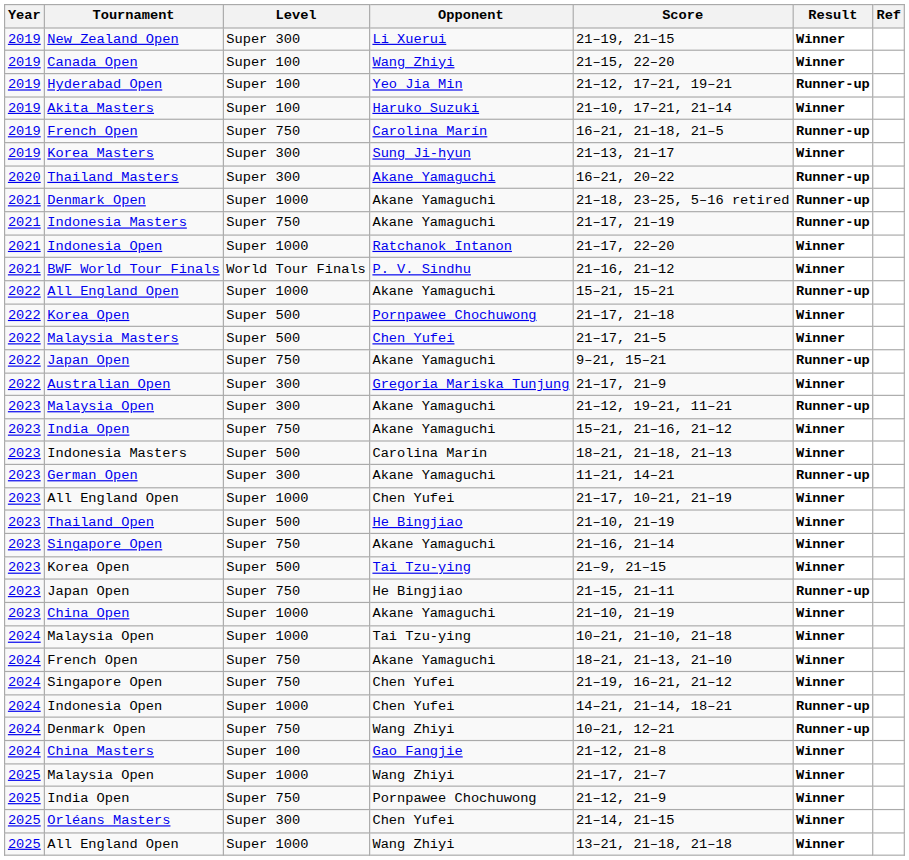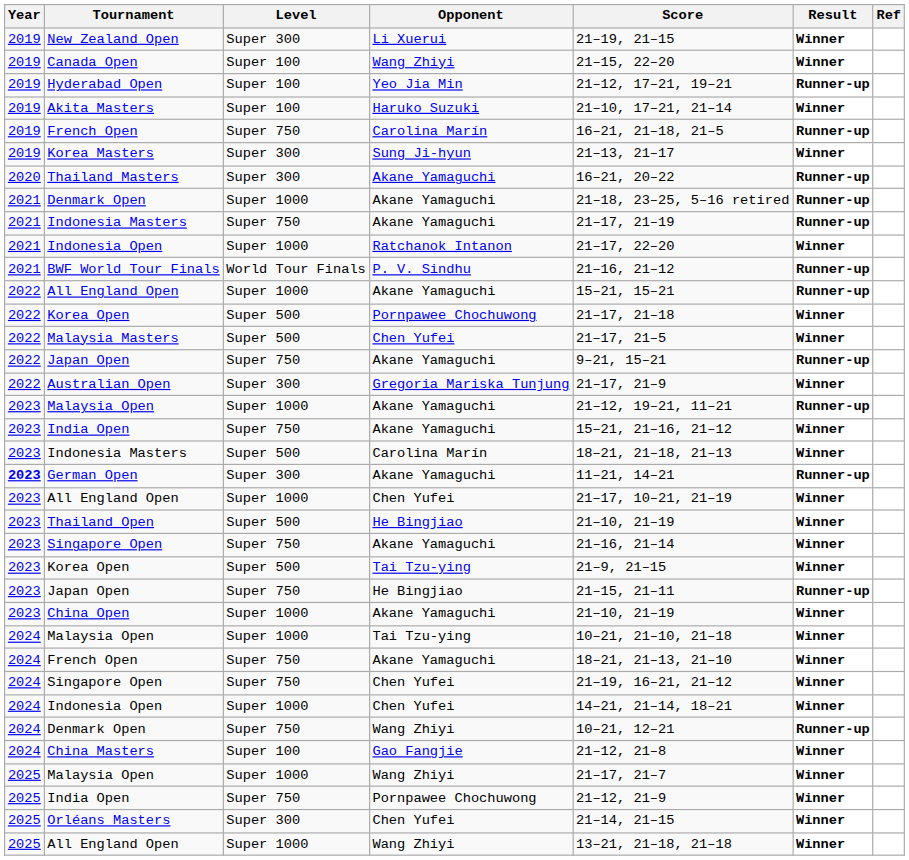(821, 269) Winner -> (833, 269) Runner-up
(263, 407) Super 300 -> (267, 407) Super 1000
(24, 476) normal -> (24, 476) bold
(833, 706) Runner-up -> (821, 706) Winner
